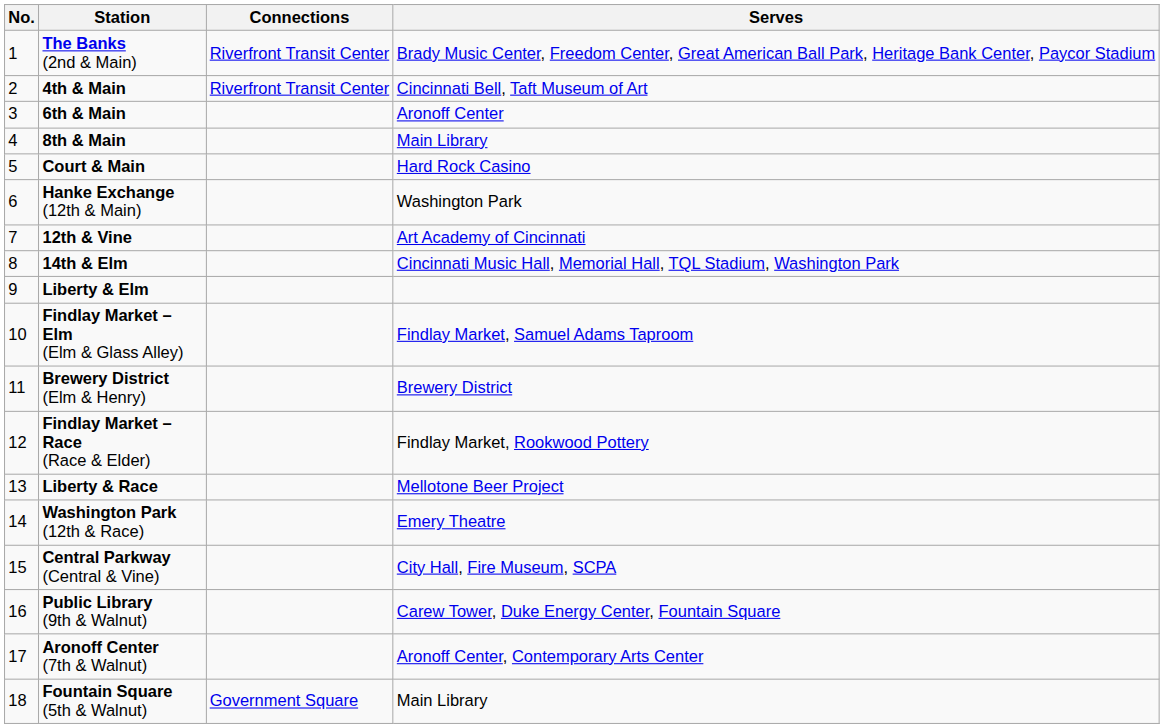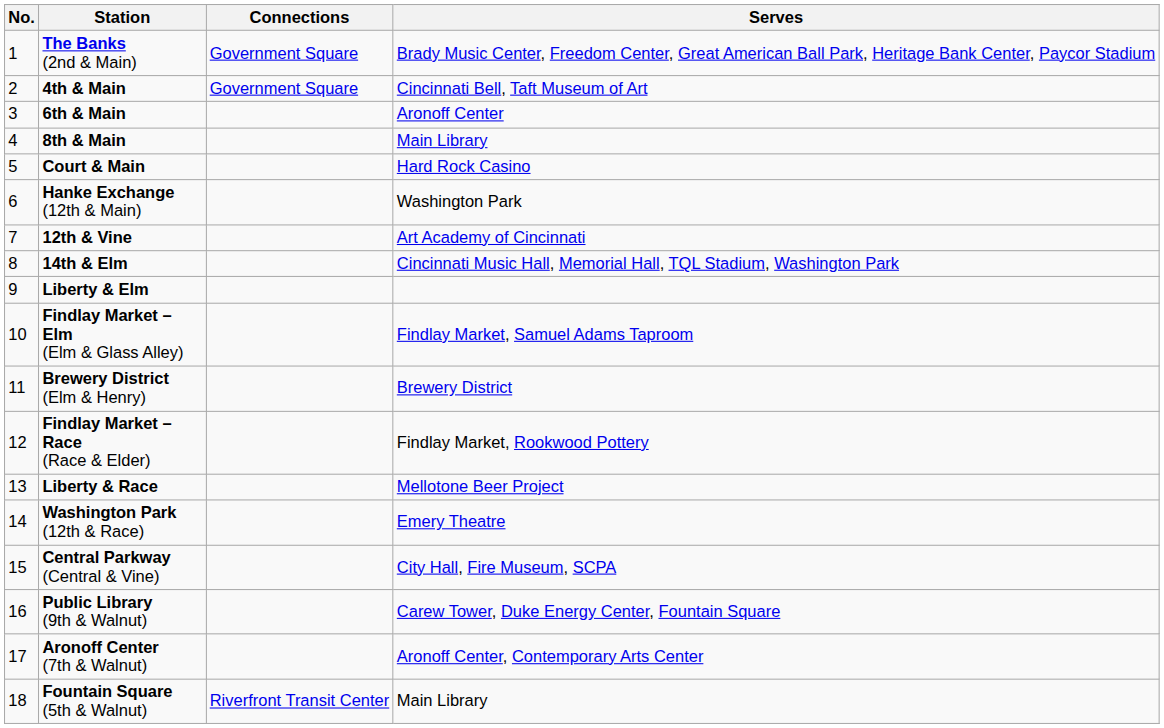(299, 52) Riverfront Transit Center -> (284, 52) Government Square
(299, 88) Riverfront Transit Center -> (284, 88) Government Square
(284, 701) Government Square -> (299, 701) Riverfront Transit Center
